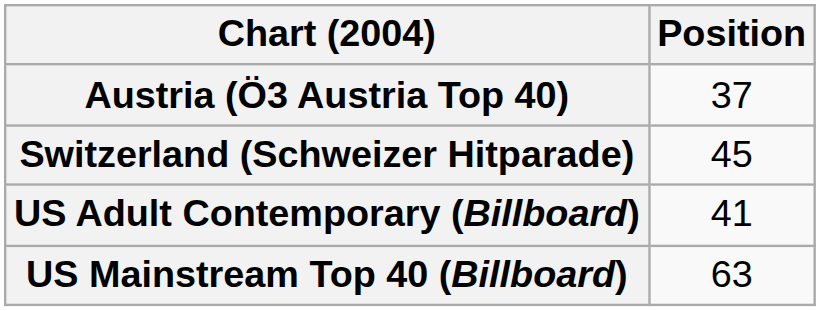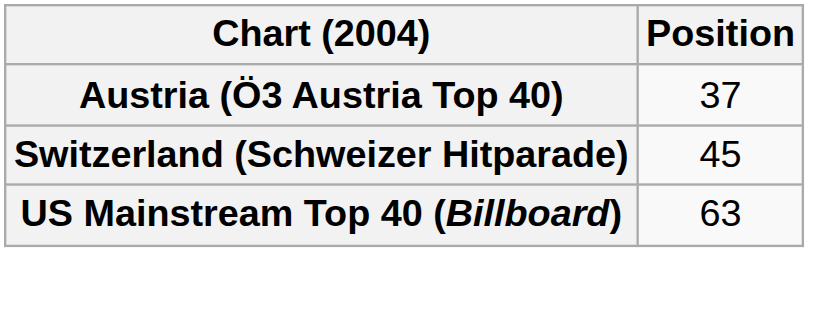- row: (327, 214)
